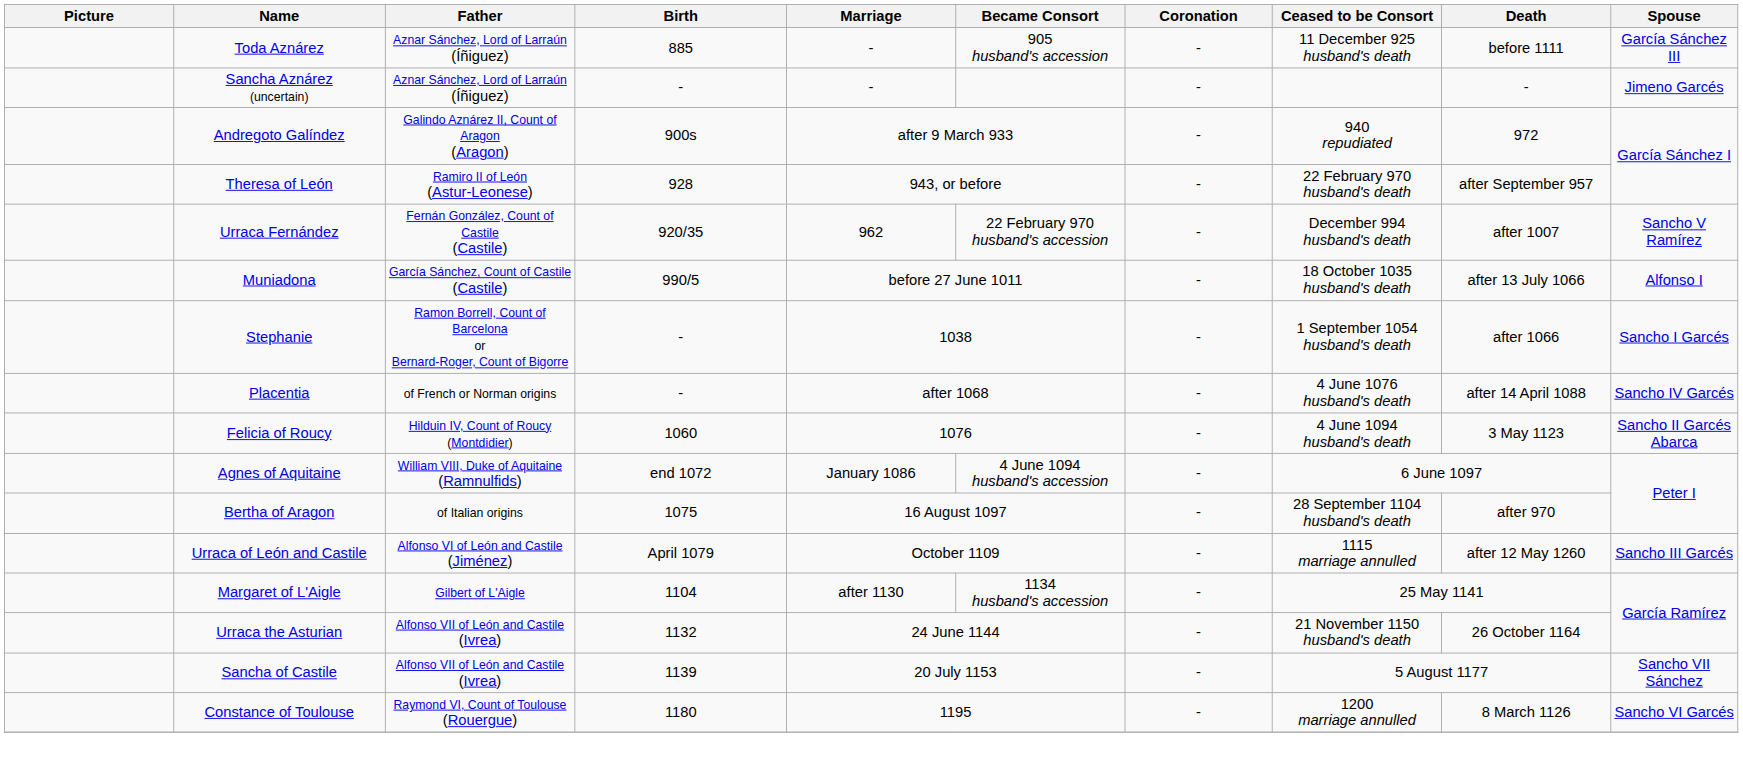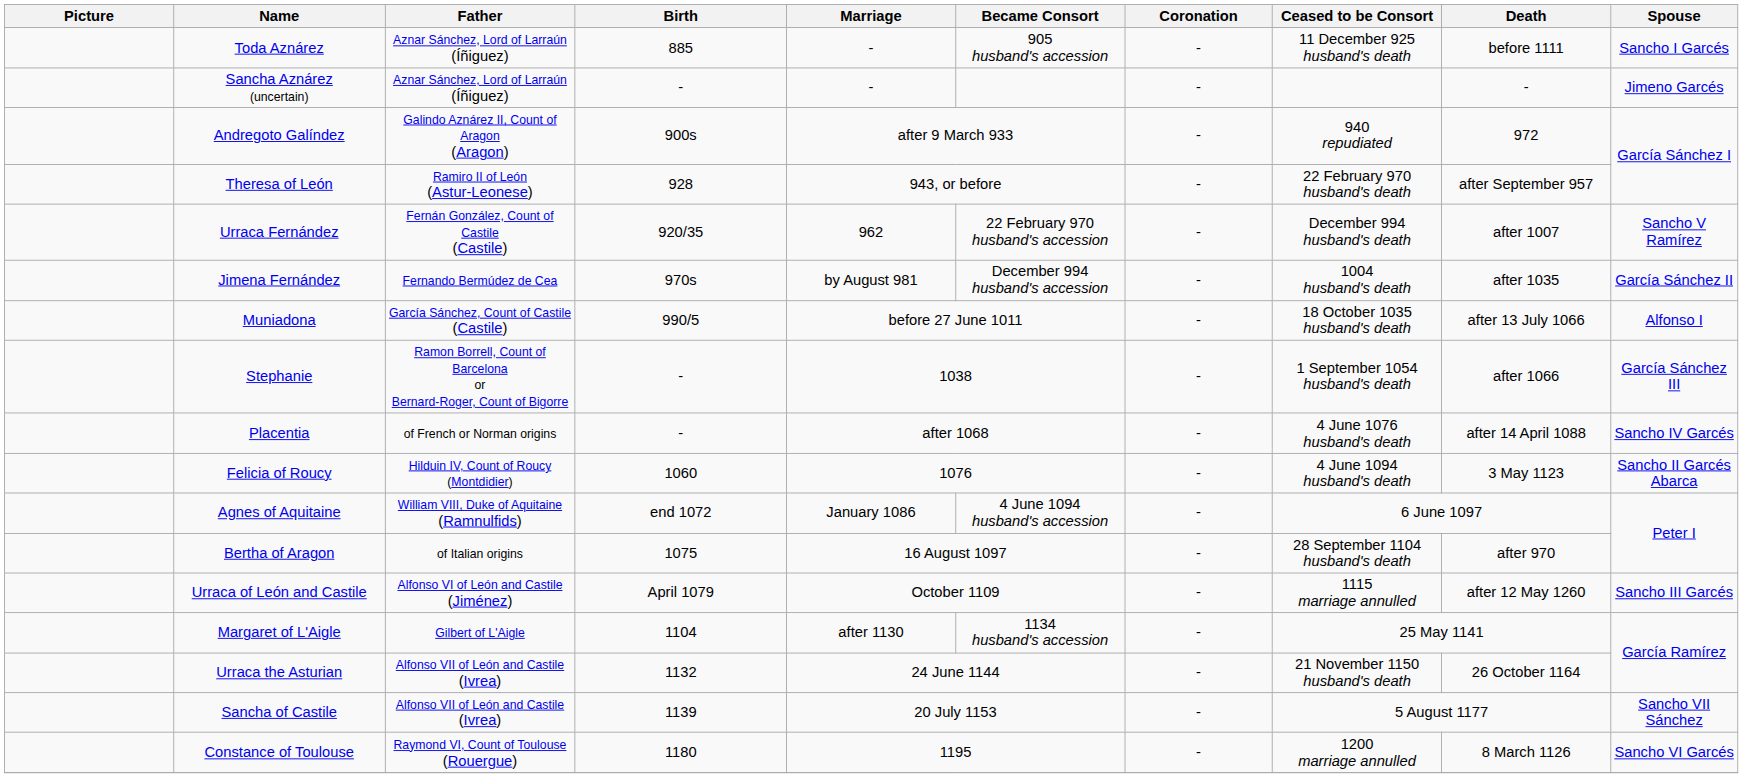(1674, 47) García Sánchez III -> (1674, 47) Sancho I Garcés
+ row: (279, 280)
(1674, 336) Sancho I Garcés -> (1674, 376) García Sánchez III
